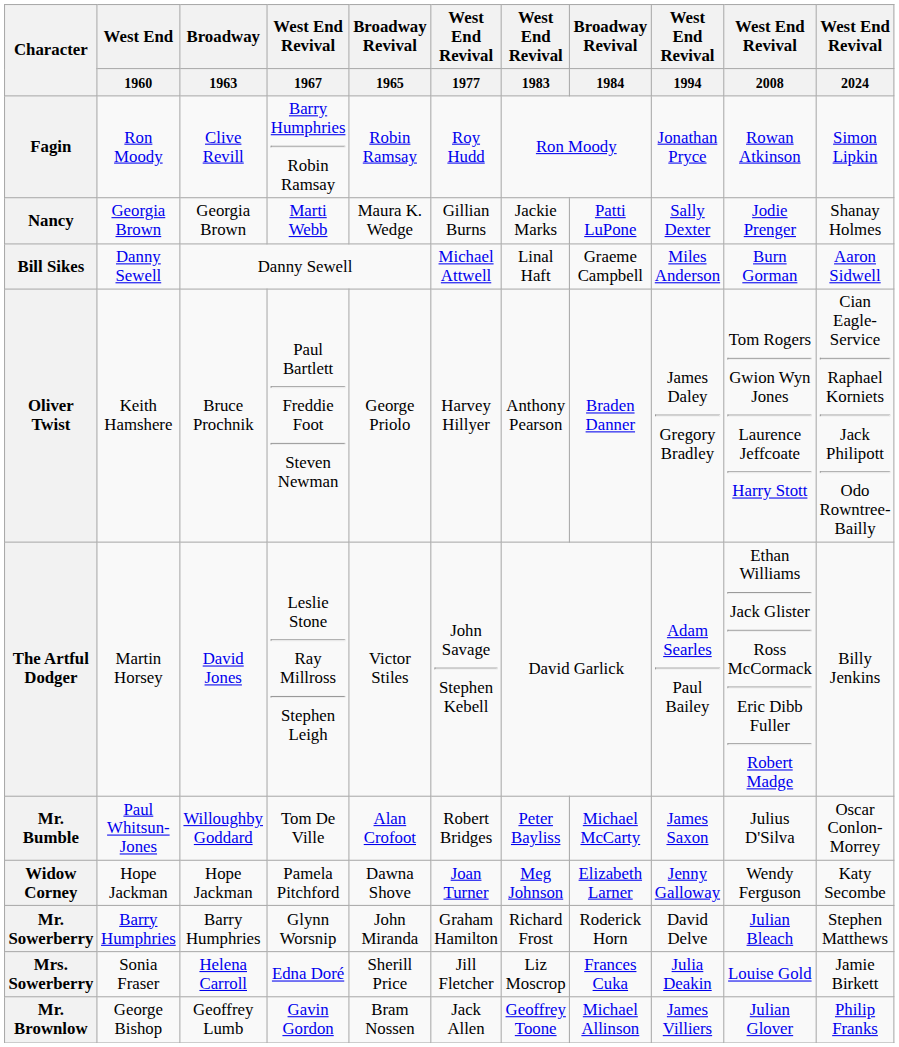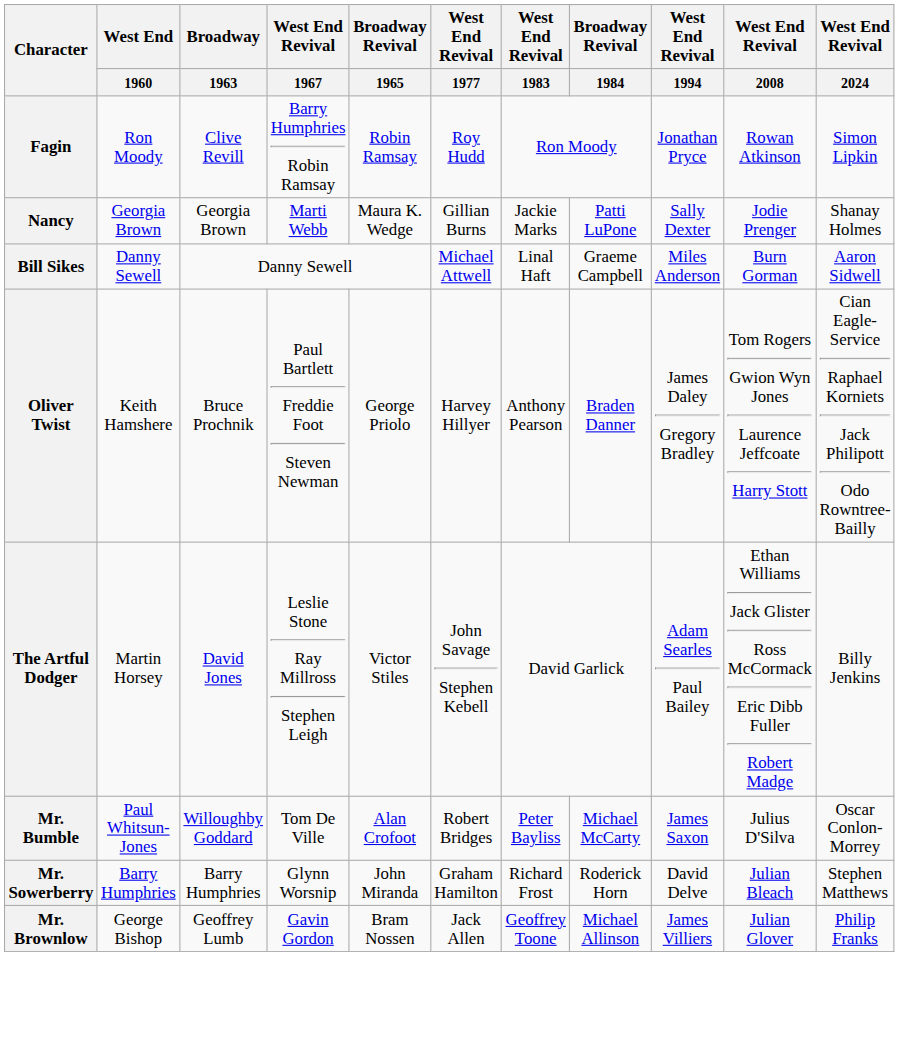- row: (51, 883)
- row: (51, 974)
